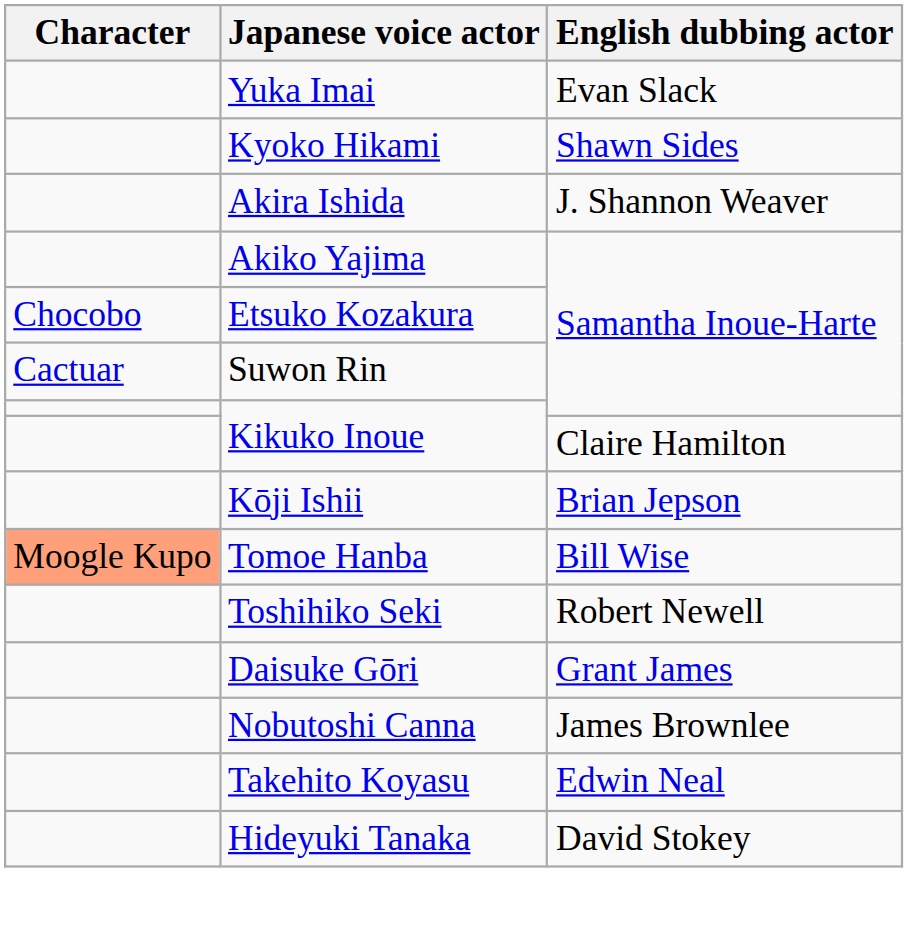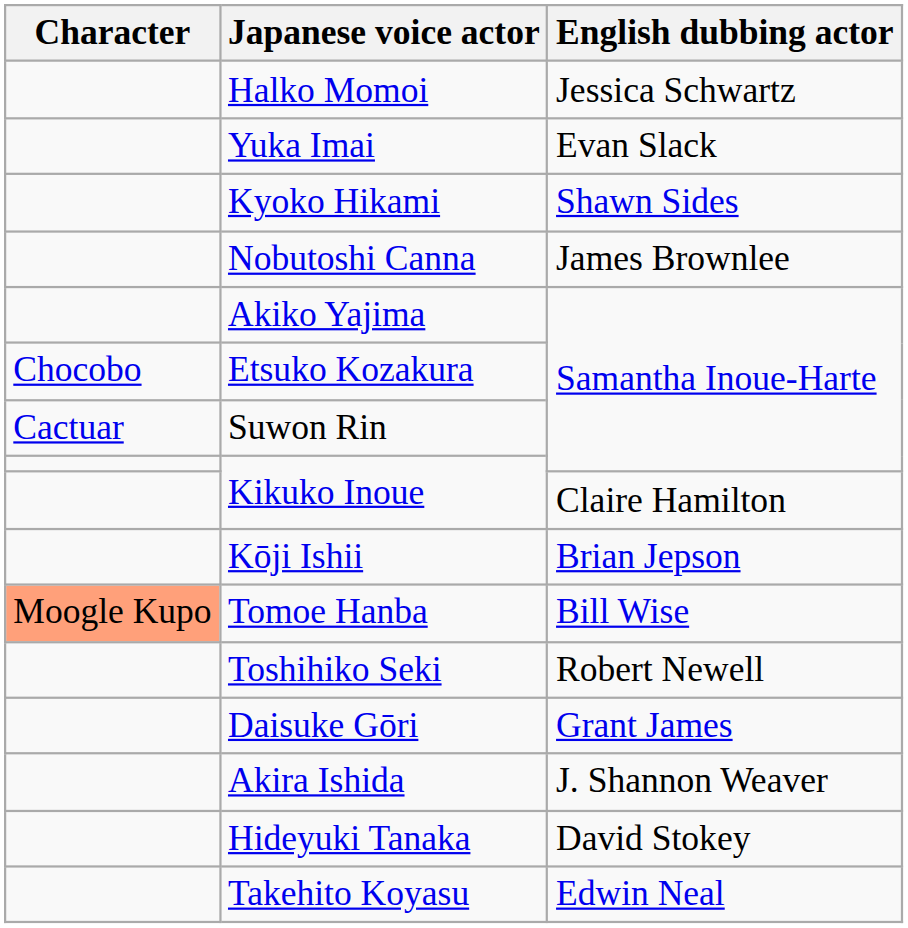+ row: (328, 88)
rows swapped: (352, 725) <-> (316, 201)
rows swapped: (349, 837) <-> (349, 781)
